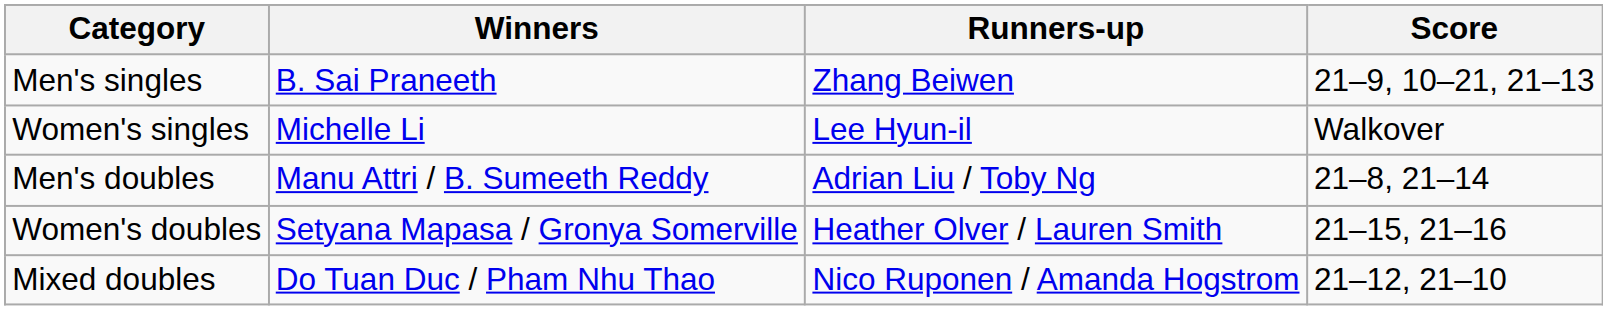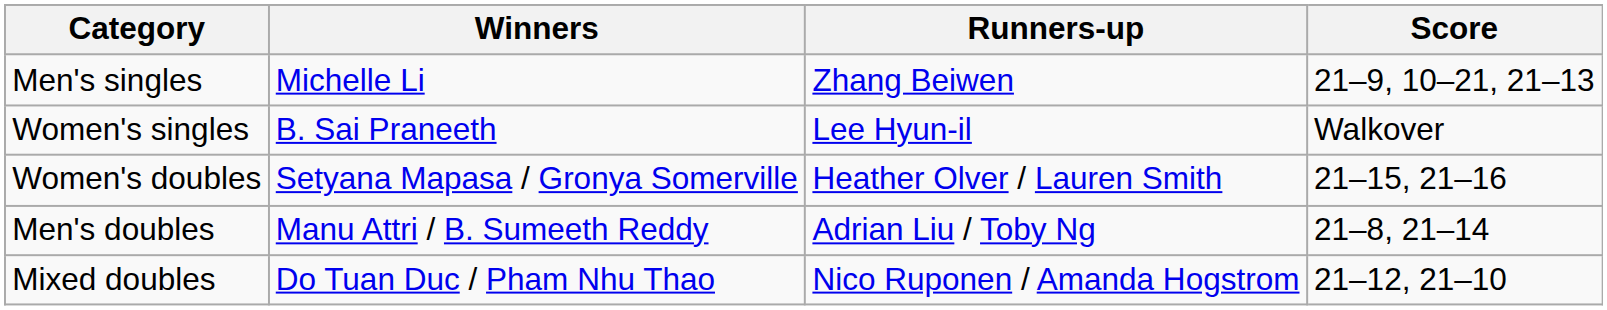(386, 79) B. Sai Praneeth -> (350, 79) Michelle Li
(350, 129) Michelle Li -> (386, 129) B. Sai Praneeth
rows swapped: (113, 179) <-> (137, 229)
